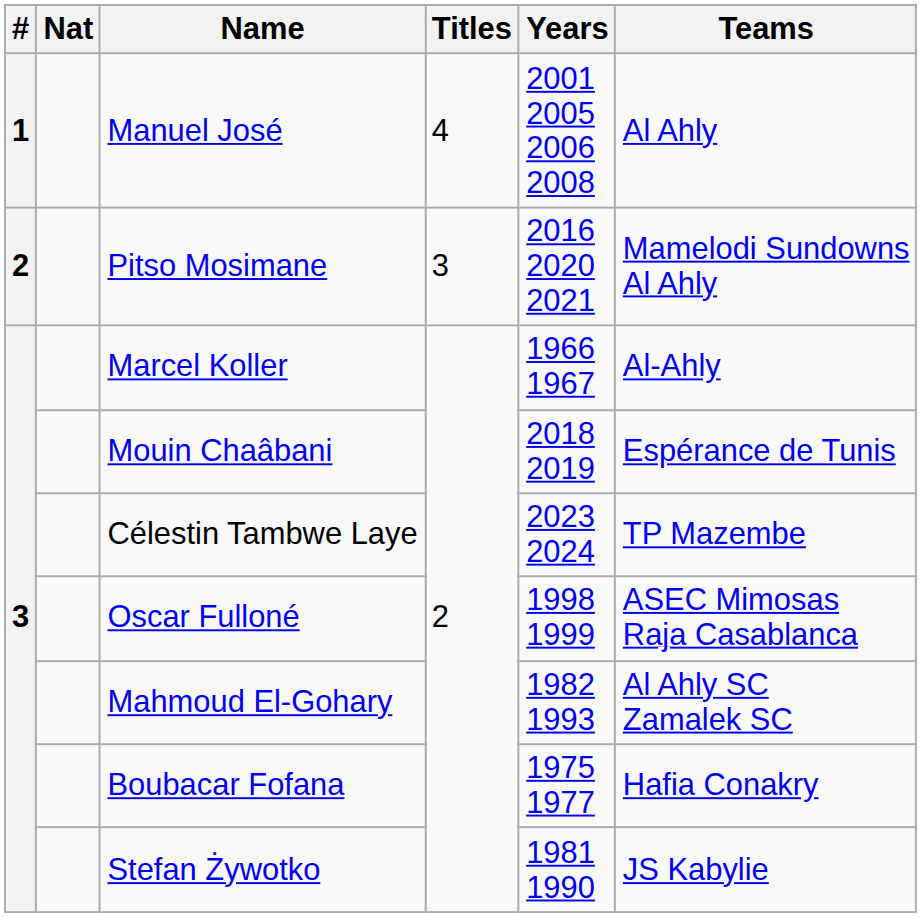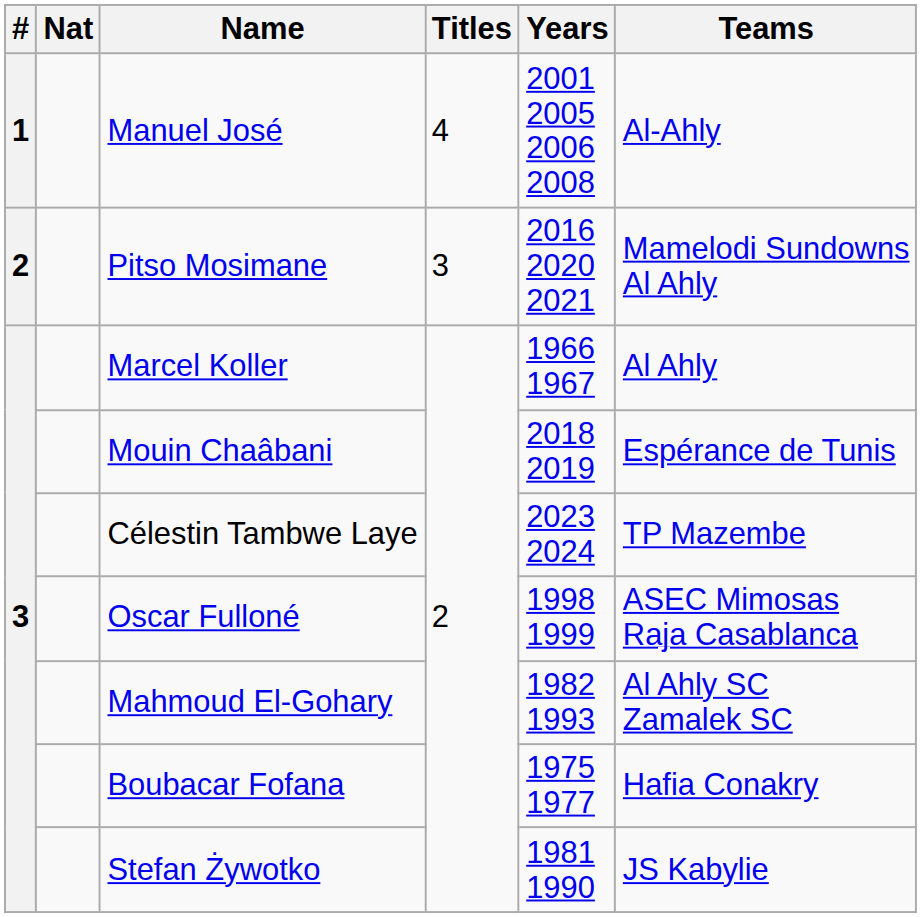(670, 130) Al Ahly -> (672, 130) Al-Ahly
(672, 366) Al-Ahly -> (670, 366) Al Ahly
